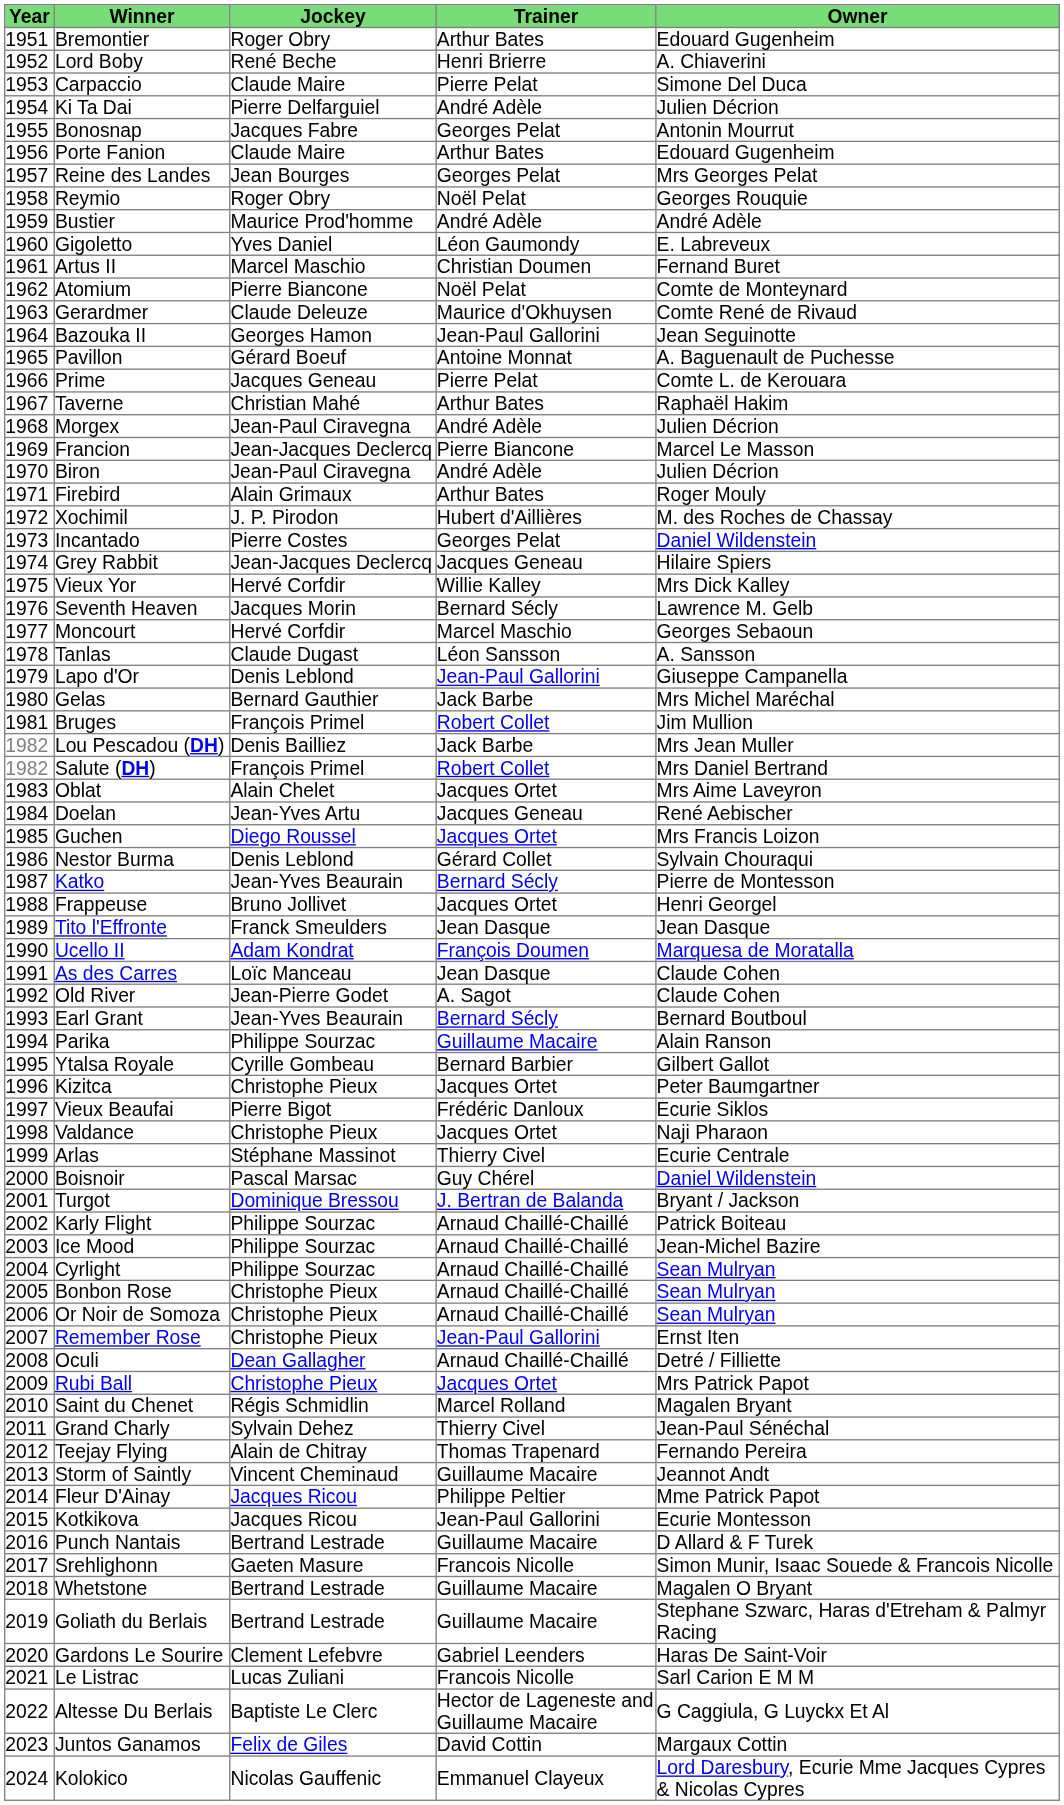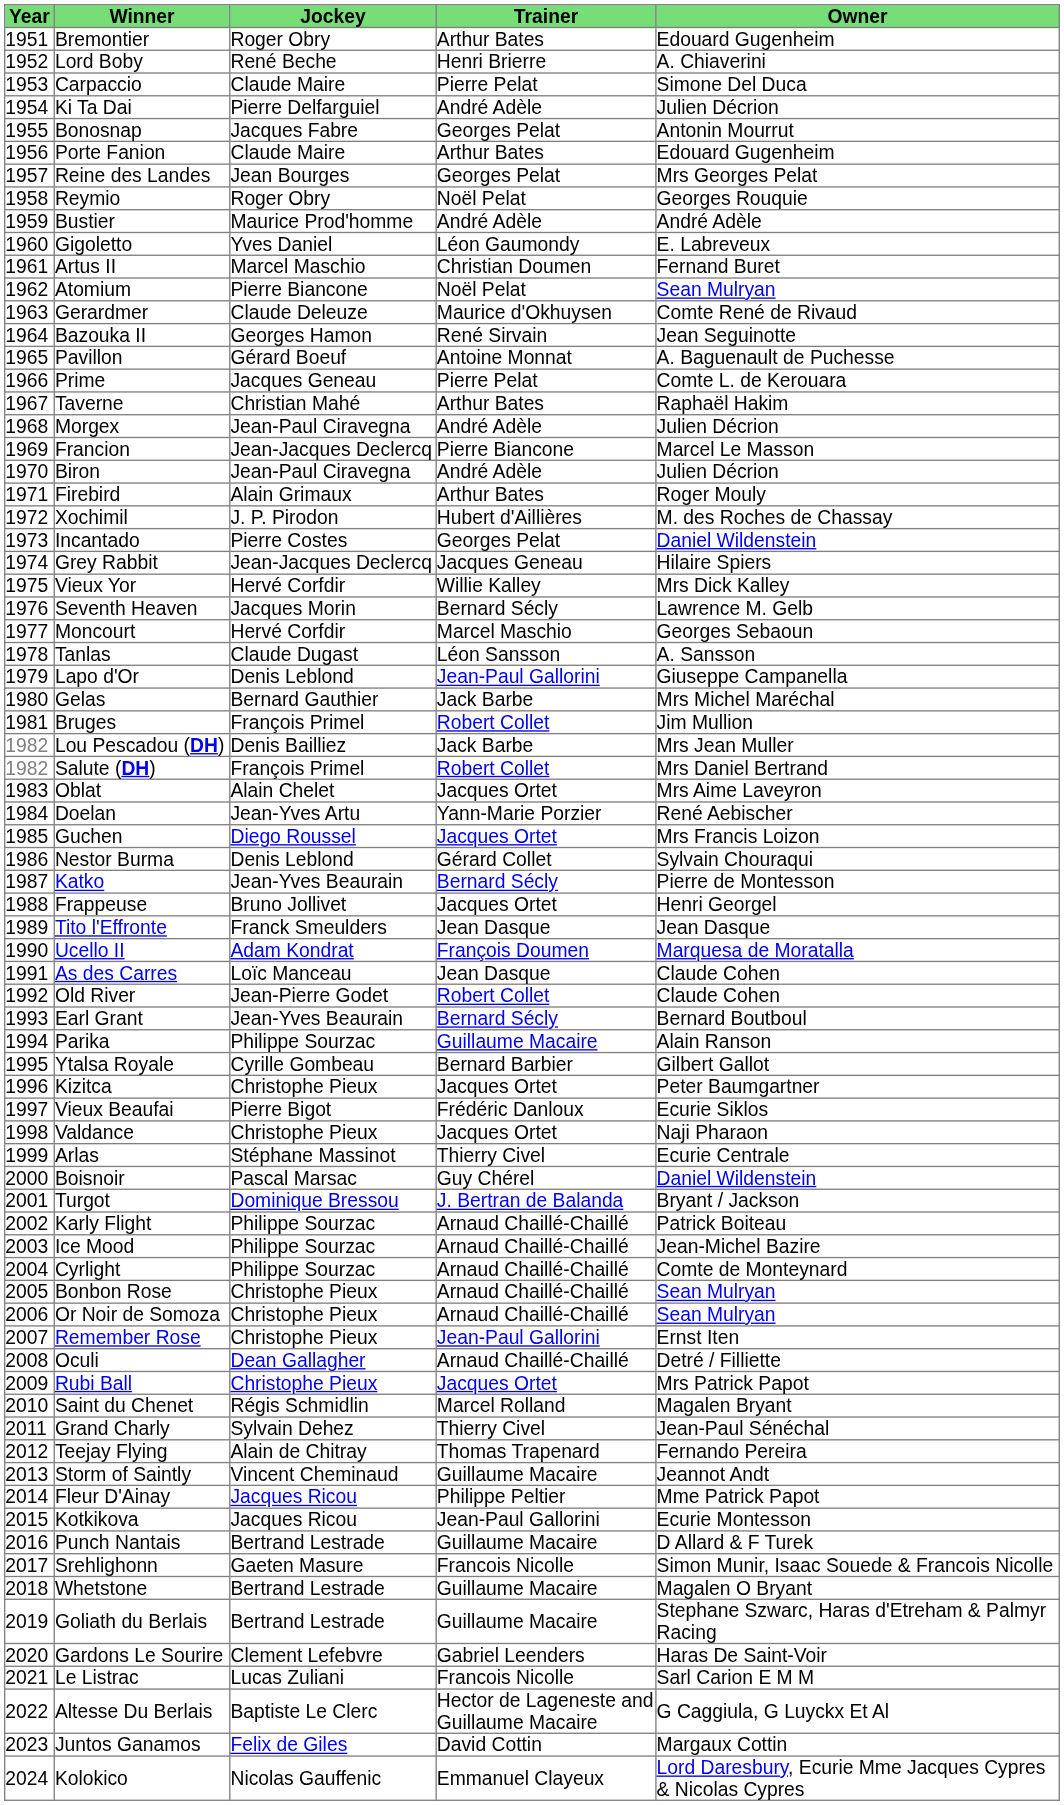(752, 289) Comte de Monteynard -> (716, 289) Sean Mulryan
(518, 335) Jean-Paul Gallorini -> (492, 335) René Sirvain
(510, 813) Jacques Geneau -> (519, 813) Yann-Marie Porzier
(474, 996) A. Sagot -> (493, 996) Robert Collet
(716, 1269) Sean Mulryan -> (752, 1269) Comte de Monteynard
